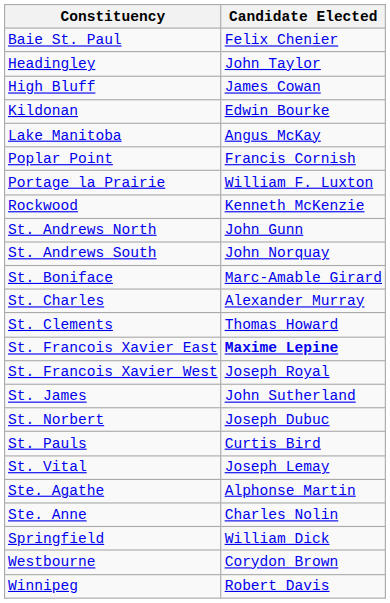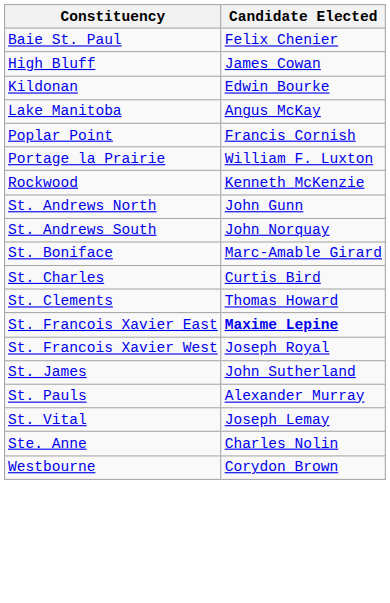- row: (52, 64)
(295, 301) Alexander Murray -> (273, 277) Curtis Bird
- row: (56, 420)
(273, 444) Curtis Bird -> (295, 396) Alexander Murray
- row: (56, 491)
- row: (56, 538)
- row: (43, 586)
